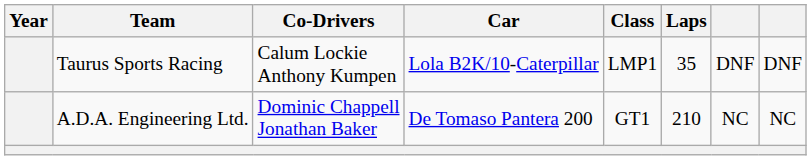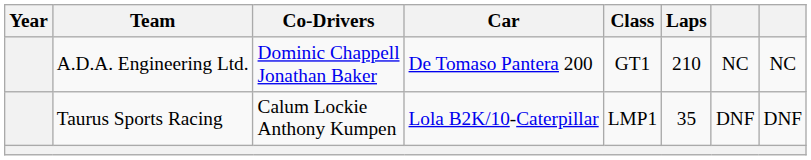rows swapped: (153, 118) <-> (140, 64)
